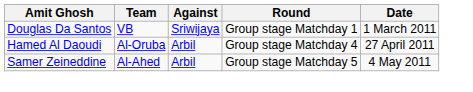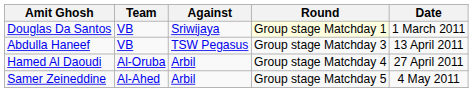(291, 29) no background -> (320, 29) lightyellow background
+ row: (49, 46)
